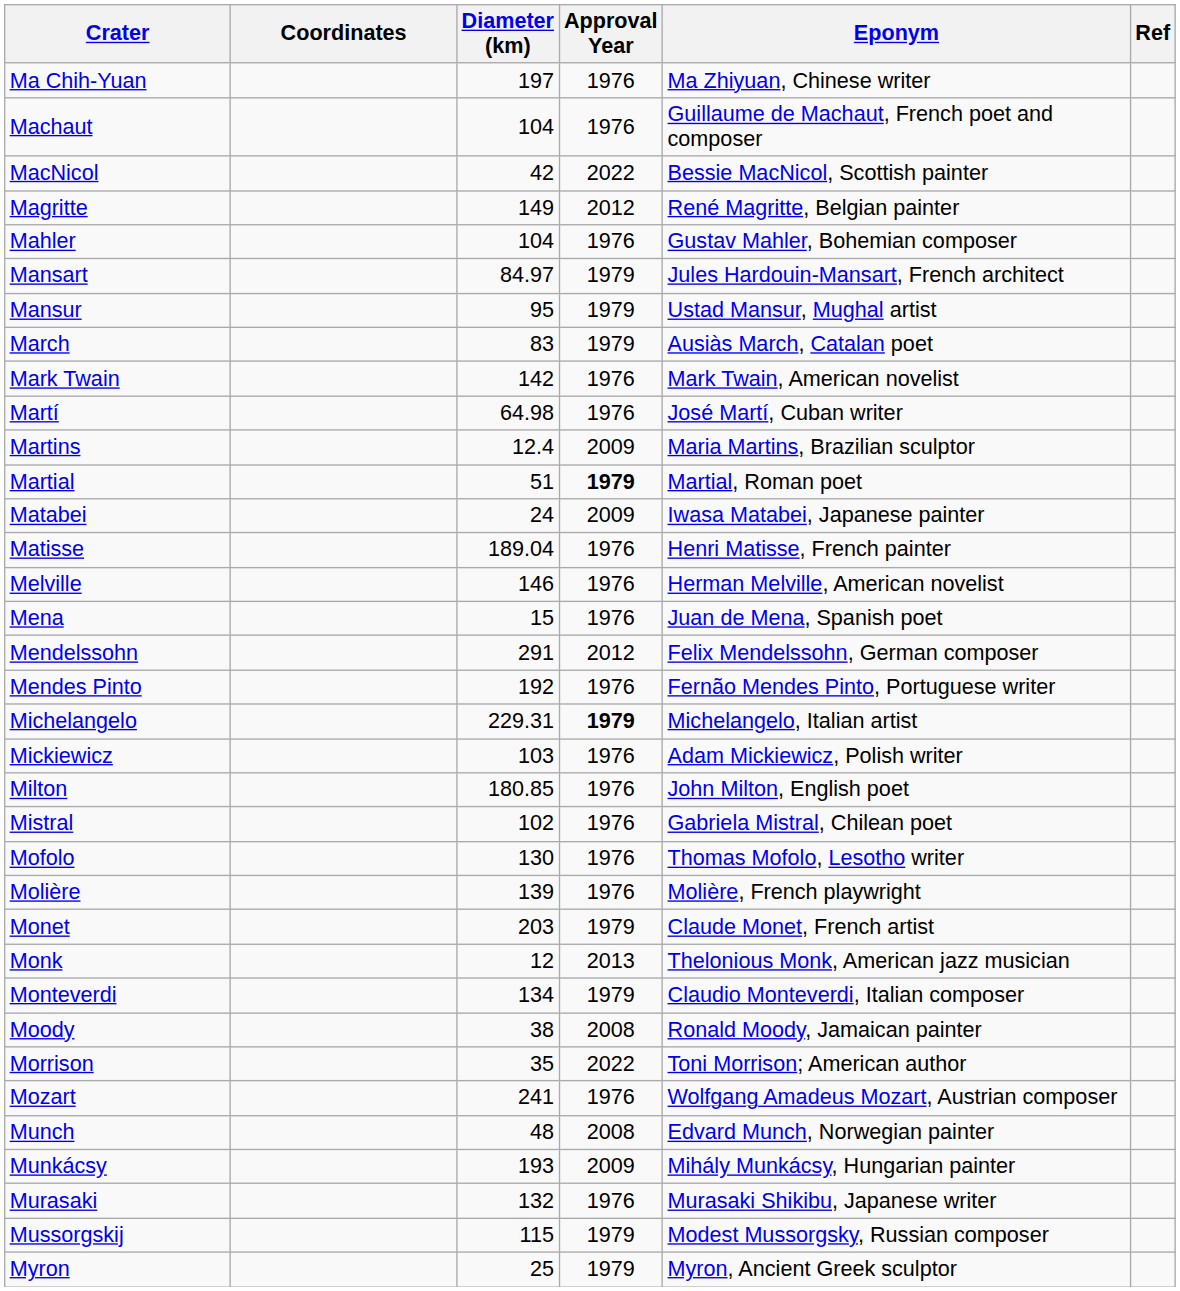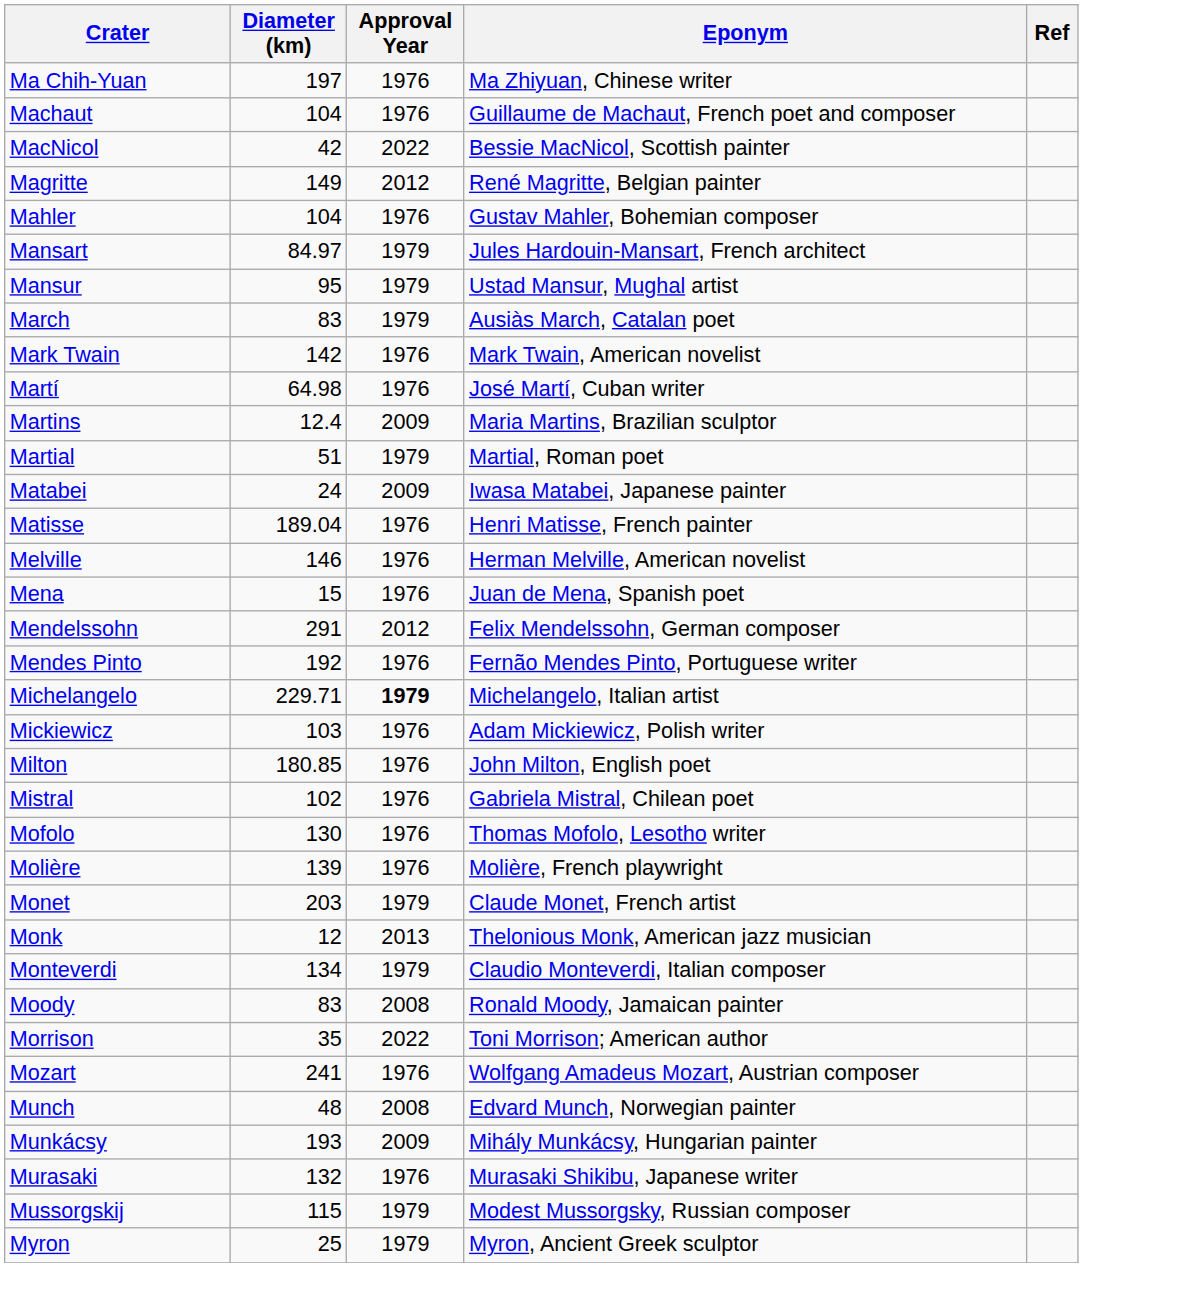- column: (344, 33)
(611, 481) bold -> (405, 457) normal
(521, 721) 229.31 -> (309, 696) 229.71
(542, 1029) 38 -> (330, 1005) 83
